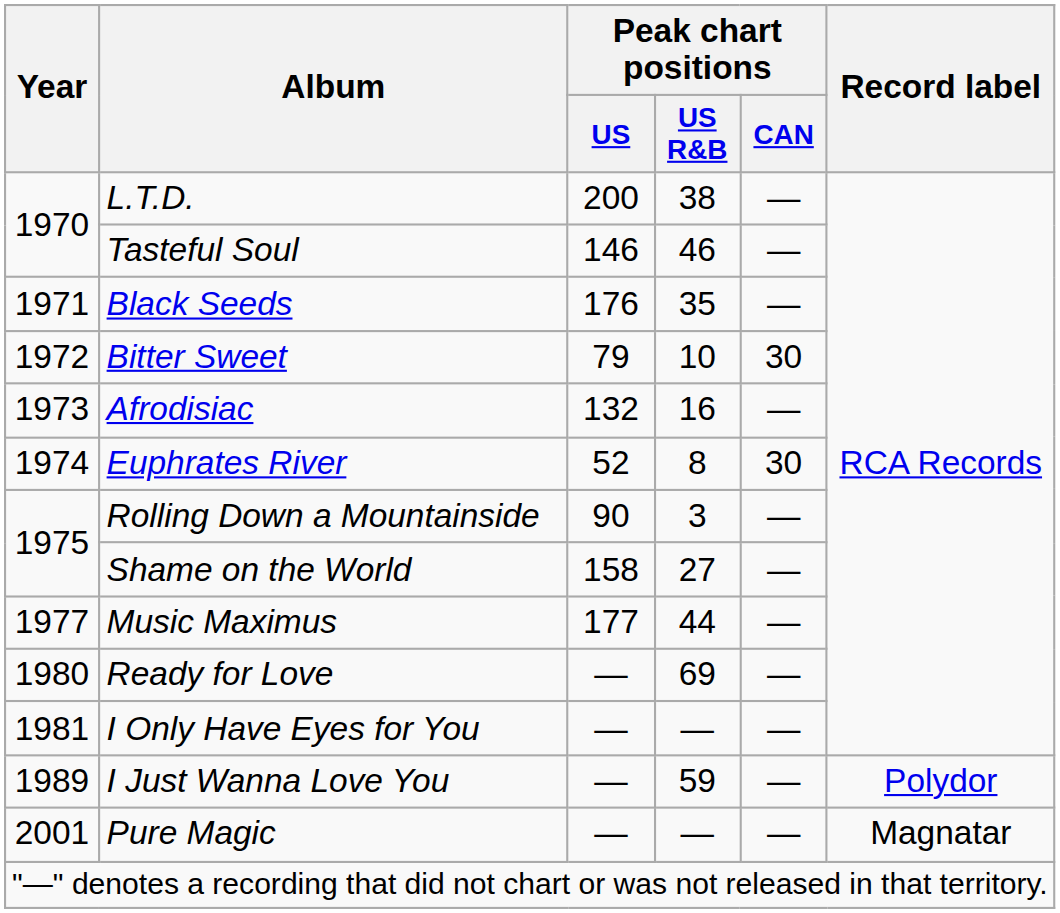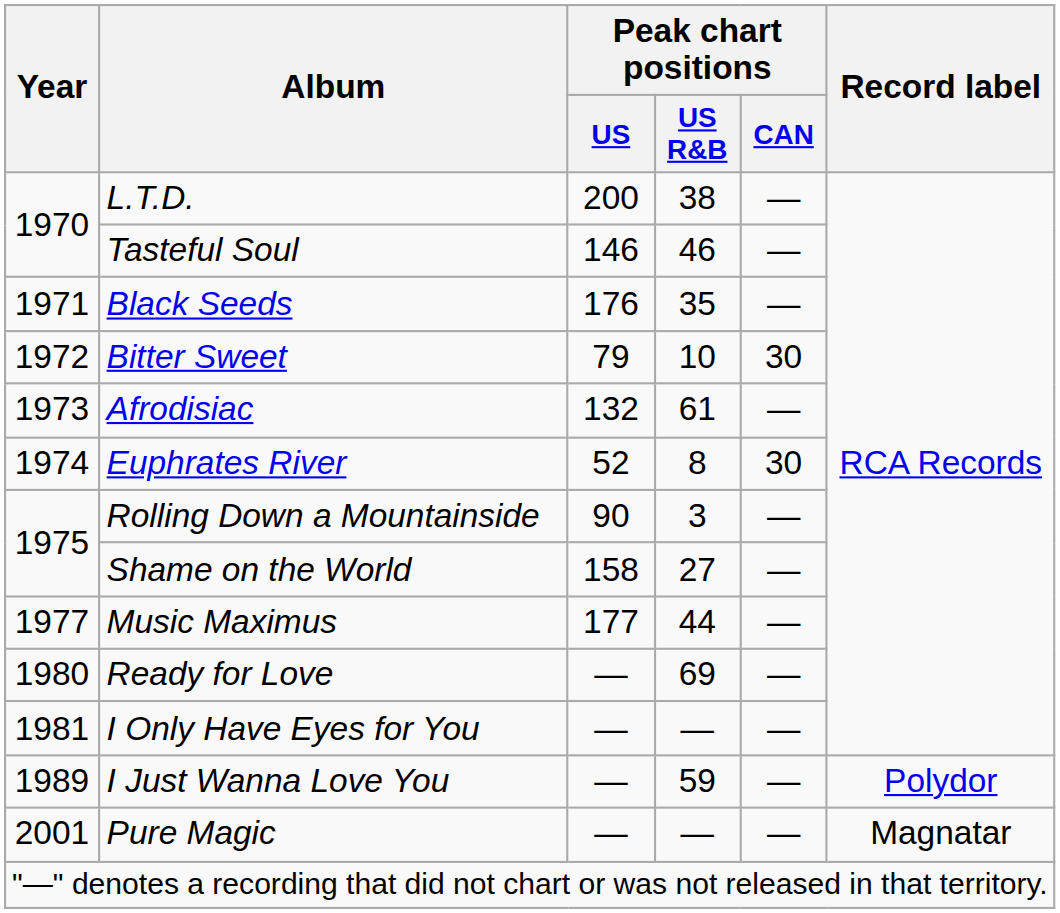(697, 409) 16 -> (697, 409) 61
